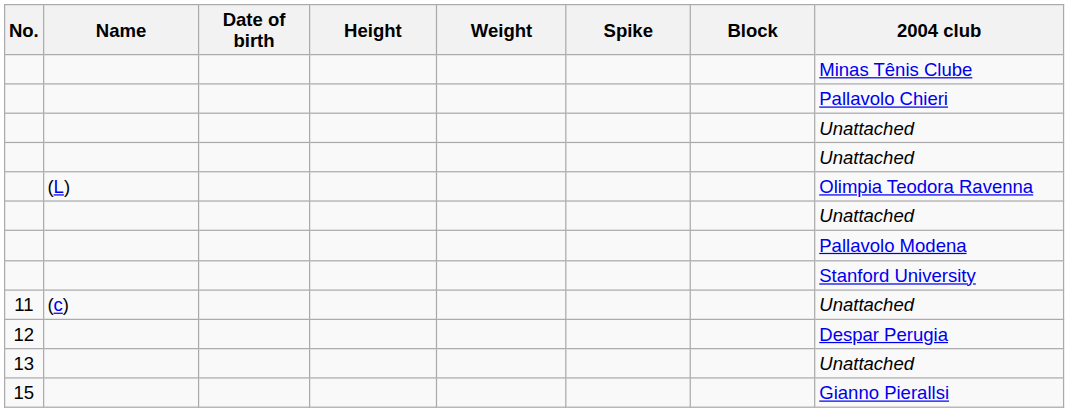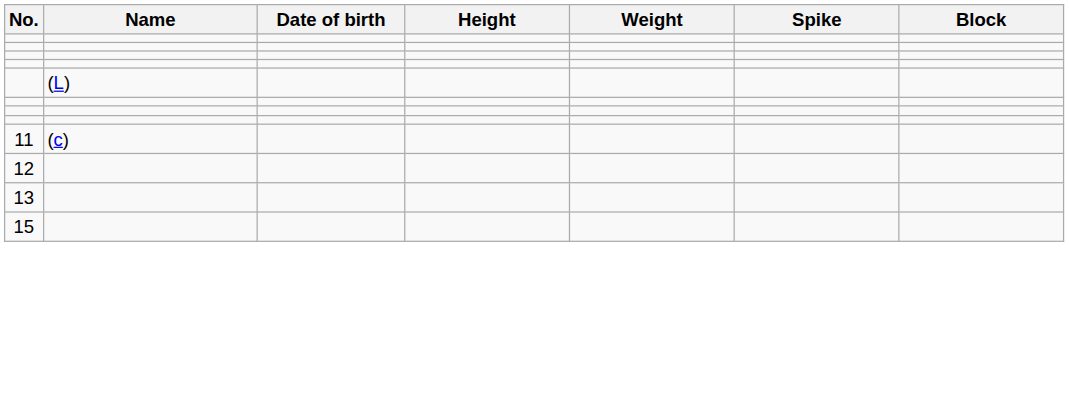- column: (939, 30)
